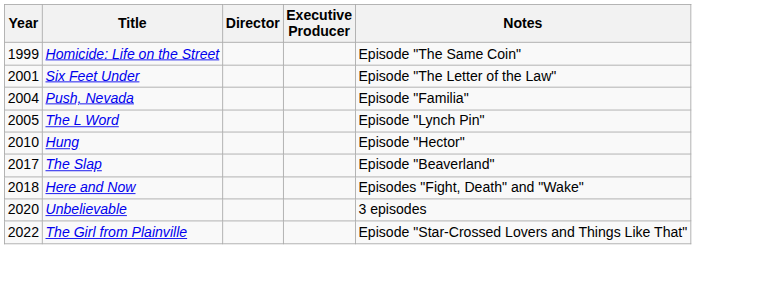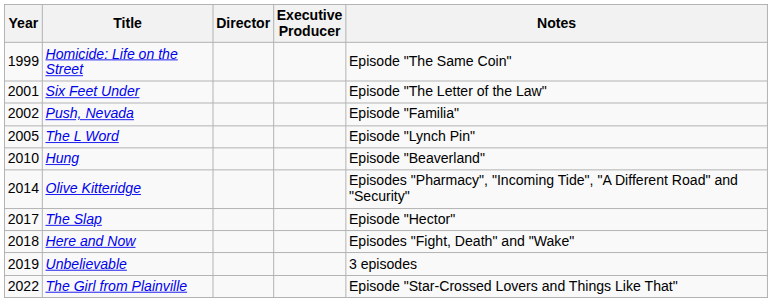(23, 98) 2004 -> (23, 114) 2002
(412, 143) Episode "Hector" -> (417, 158) Episode "Beaverland"
+ row: (93, 189)
(426, 165) Episode "Beaverland" -> (402, 219) Episode "Hector"
(23, 210) 2020 -> (23, 264) 2019
